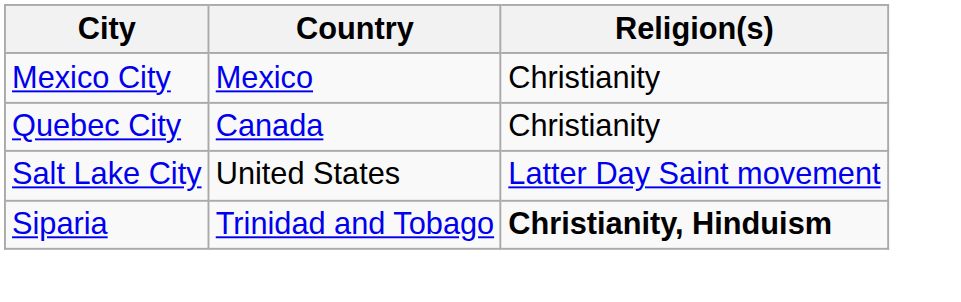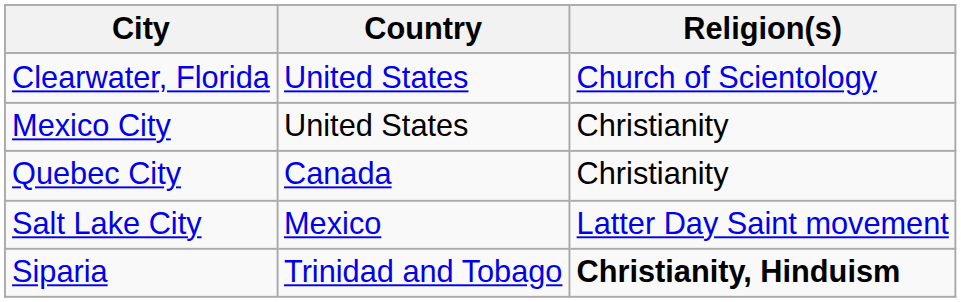+ row: (141, 77)
(264, 77) Mexico -> (376, 126) United States
(308, 175) United States -> (333, 223) Mexico
